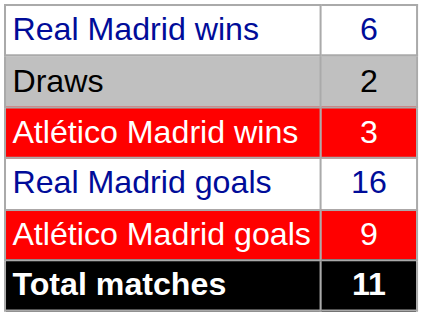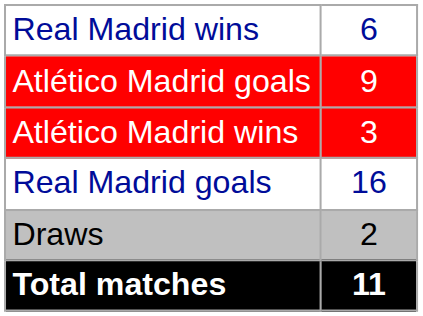rows swapped: (58, 81) <-> (162, 234)
